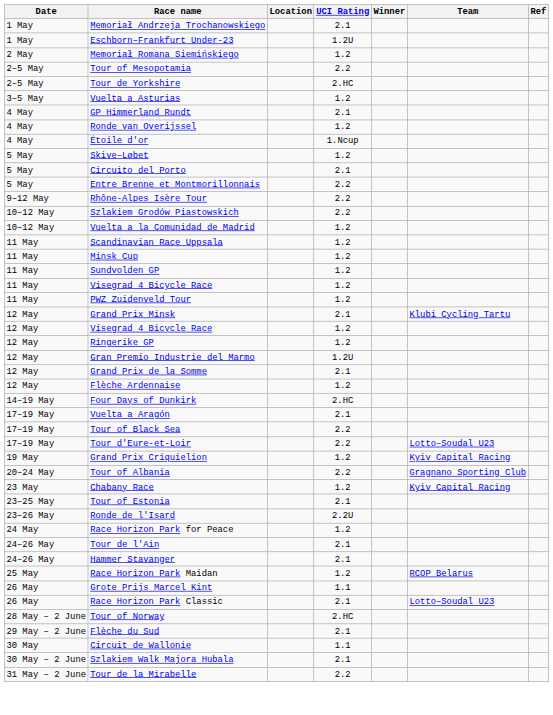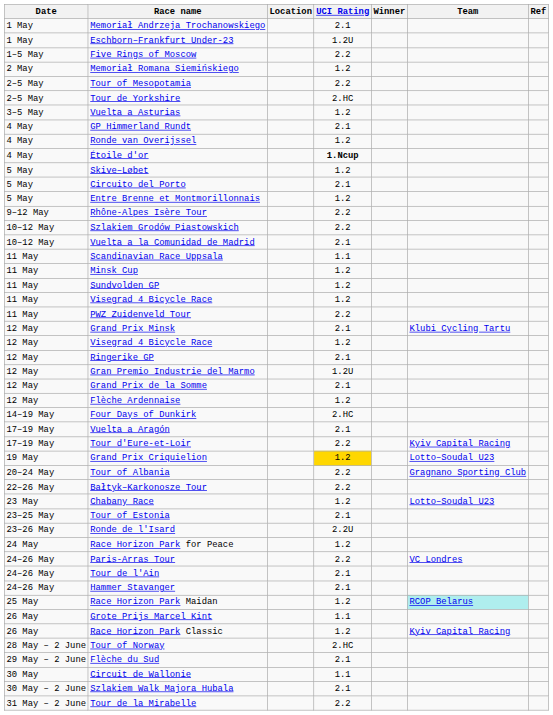+ row: (25, 55)
(343, 141) normal -> (343, 156) bold
(343, 184) 2.2 -> (343, 199) 1.2
(343, 228) 1.2 -> (343, 242) 2.1
(343, 242) 1.2 -> (343, 256) 1.1
(343, 300) 1.2 -> (343, 314) 2.2
(343, 343) 1.2 -> (343, 357) 2.1
- row: (30, 429)
(452, 444) Lotto–Soudal U23 -> (460, 444) Kyiv Capital Racing
(343, 458) no background -> (343, 458) gold background
(460, 458) Kyiv Capital Racing -> (452, 458) Lotto–Soudal U23
+ row: (30, 487)
(460, 487) Kyiv Capital Racing -> (452, 501) Lotto–Soudal U23
+ row: (30, 559)
(441, 573) no background -> (441, 602) paleturquoise background
(343, 602) 2.1 -> (343, 631) 1.2
(452, 602) Lotto–Soudal U23 -> (460, 631) Kyiv Capital Racing
